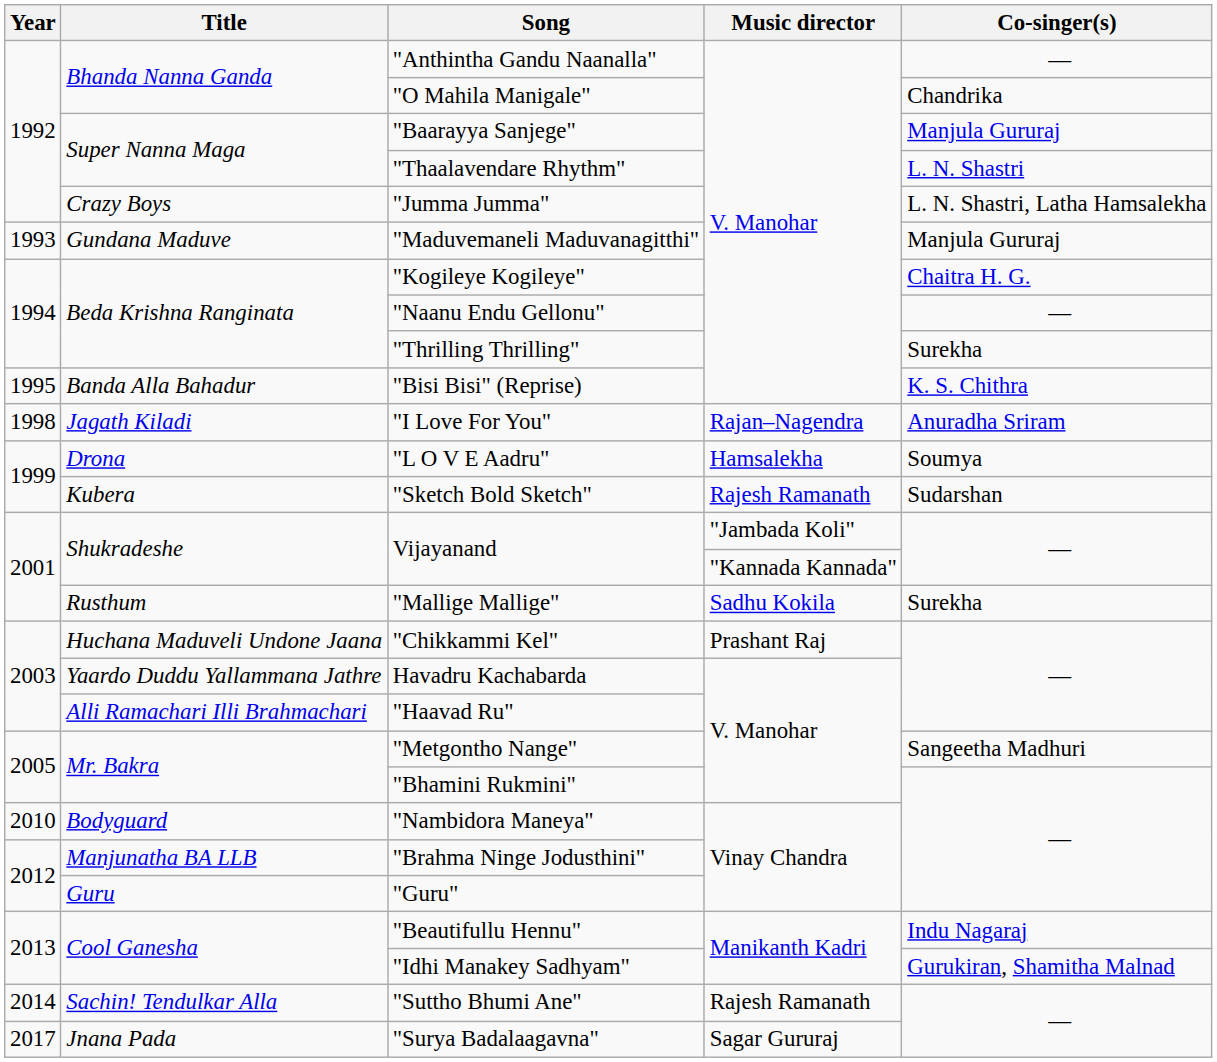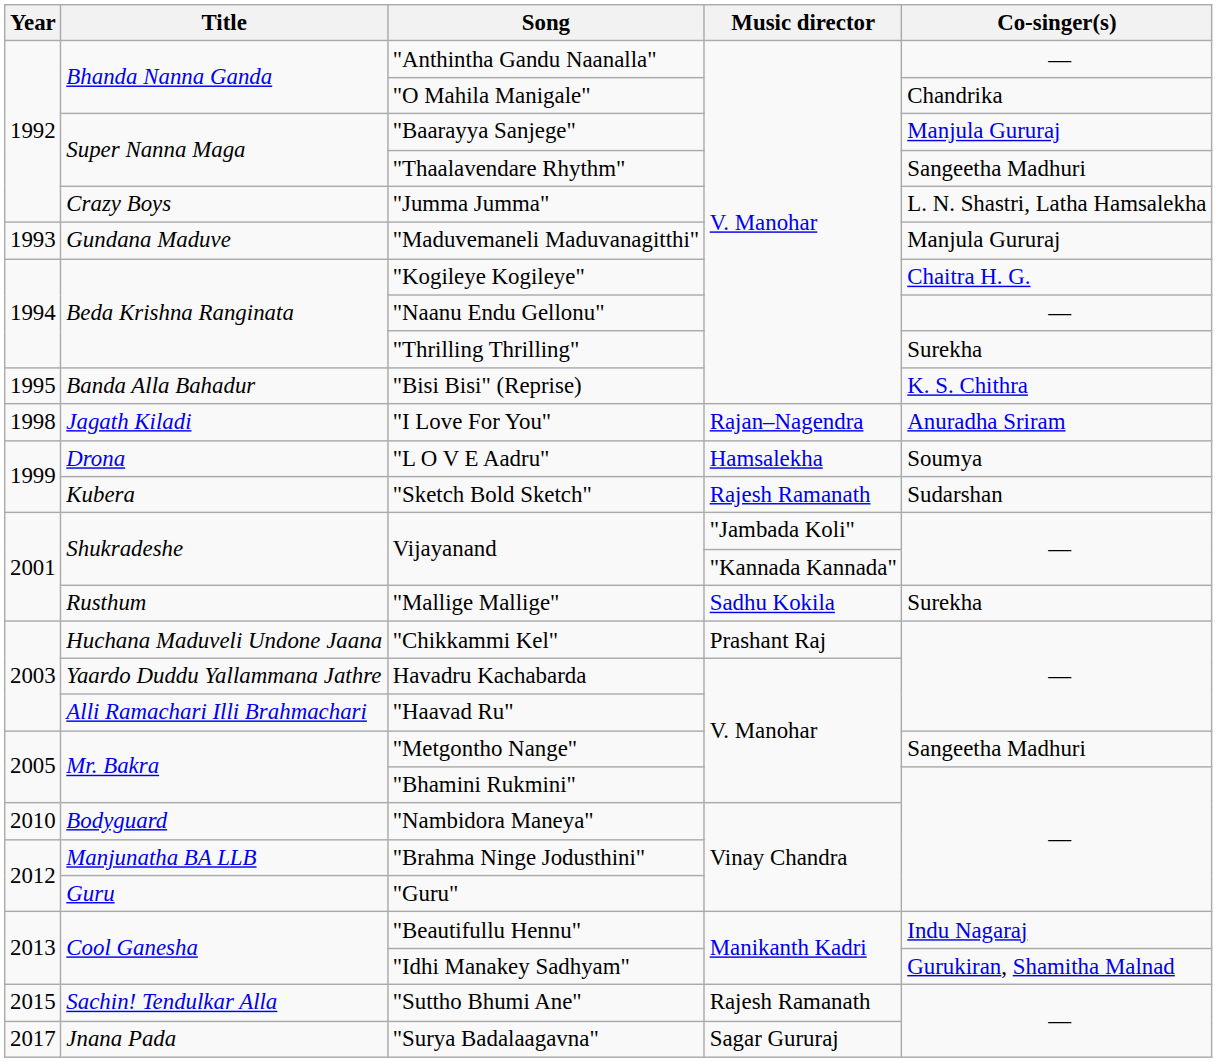(966, 167) L. N. Shastri -> (997, 167) Sangeetha Madhuri
(33, 1002) 2014 -> (33, 1002) 2015
